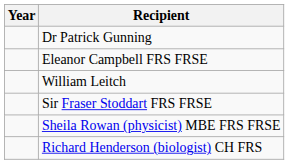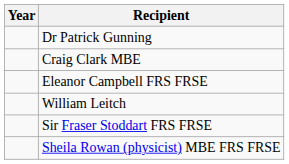+ row: (91, 59)
- row: (152, 147)
